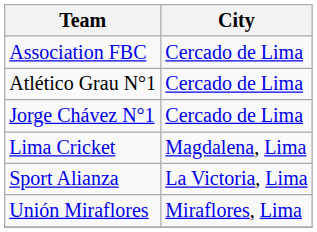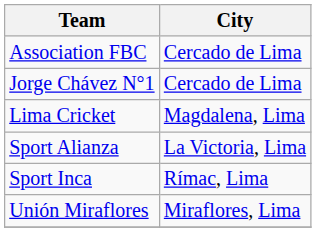- row: (83, 83)
+ row: (51, 178)
